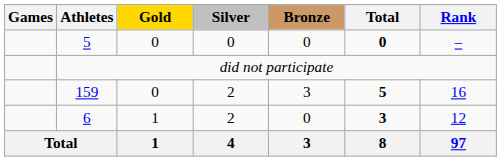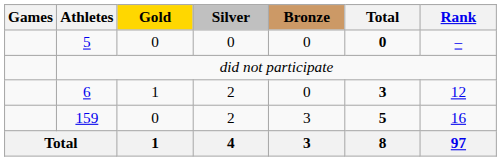rows swapped: (87, 118) <-> (87, 93)
